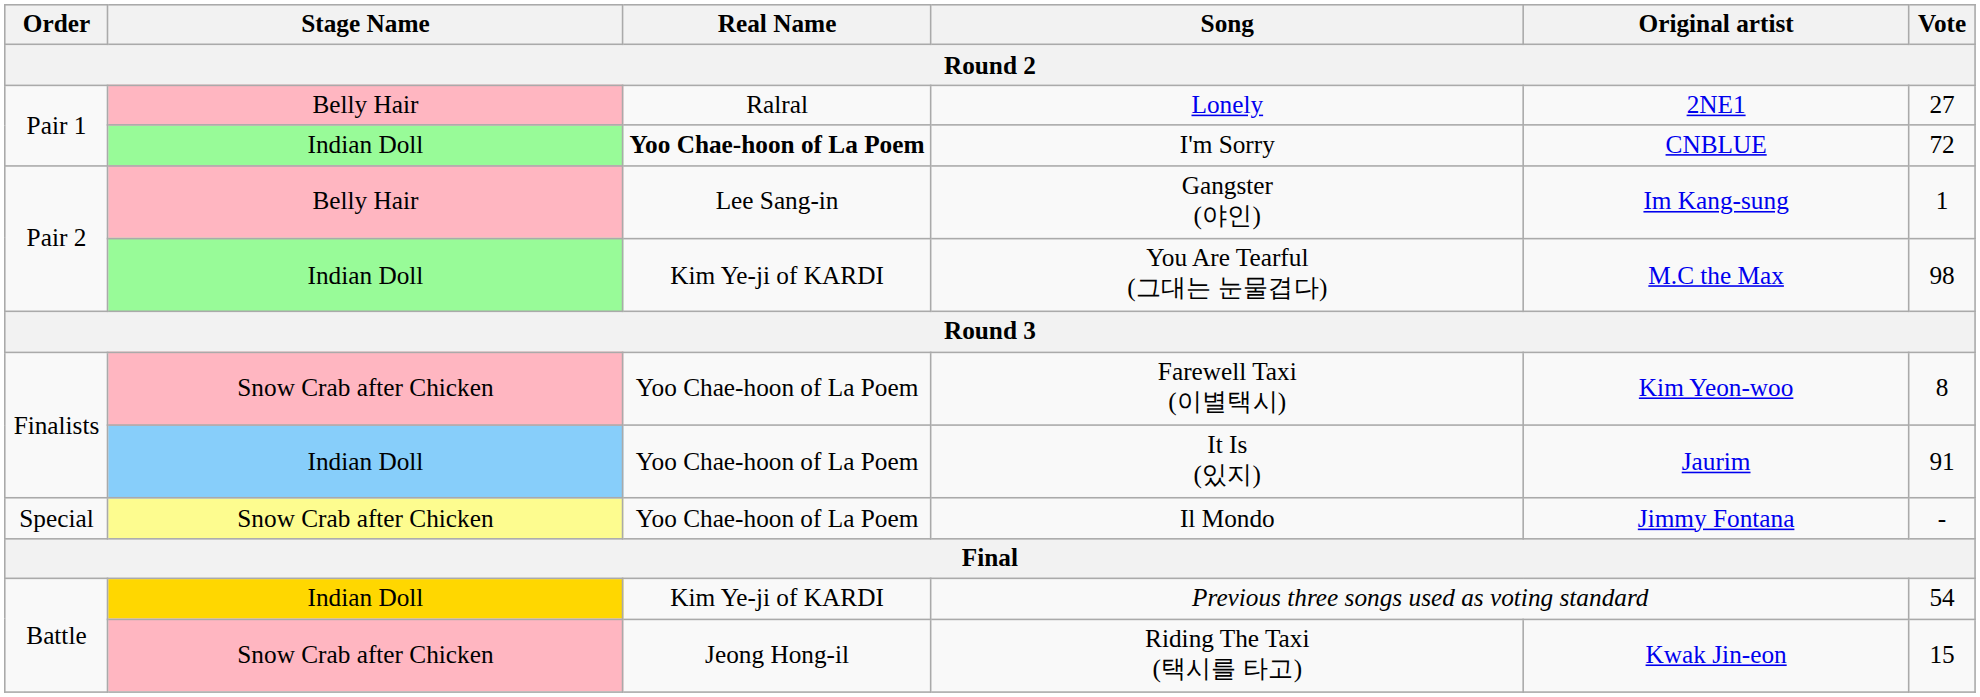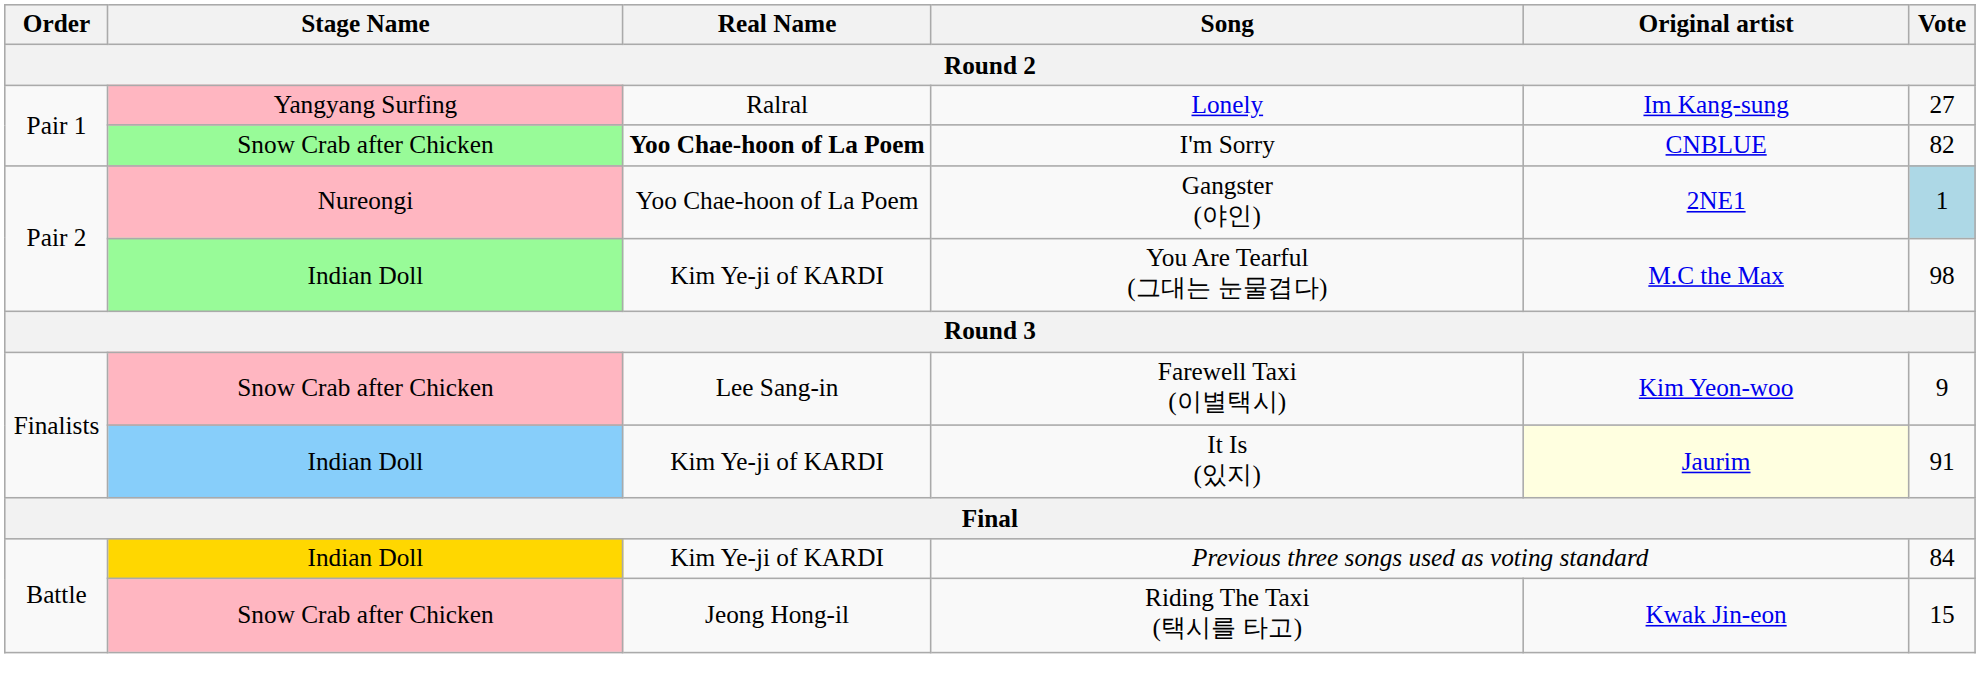(365, 104) Belly Hair -> (365, 104) Yangyang Surfing
(1716, 104) 2NE1 -> (1716, 104) Im Kang-sung
(365, 144) Indian Doll -> (365, 144) Snow Crab after Chicken
(1942, 144) 72 -> (1942, 144) 82
(365, 201) Belly Hair -> (365, 201) Nureongi
(777, 201) Lee Sang-in -> (777, 201) Yoo Chae-hoon of La Poem
(1716, 201) Im Kang-sung -> (1716, 201) 2NE1
(1942, 201) no background -> (1942, 201) lightblue background
(777, 388) Yoo Chae-hoon of La Poem -> (777, 388) Lee Sang-in
(1942, 388) 8 -> (1942, 388) 9
(777, 461) Yoo Chae-hoon of La Poem -> (777, 461) Kim Ye-ji of KARDI
(1716, 461) no background -> (1716, 461) lightyellow background
- row: (1227, 518)
(1942, 598) 54 -> (1942, 558) 84
